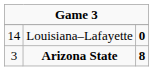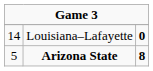(14, 55) 3 -> (14, 55) 5
